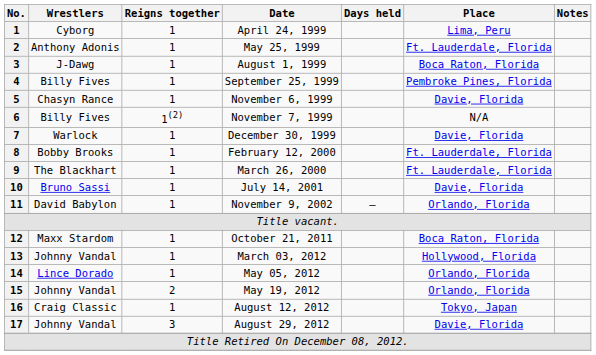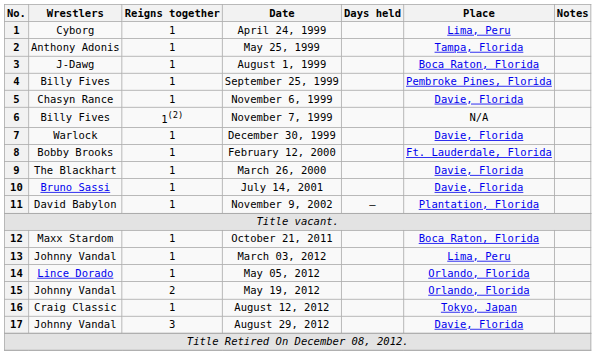(479, 47) Ft. Lauderdale, Florida -> (479, 47) Tampa, Florida
(479, 170) Ft. Lauderdale, Florida -> (479, 170) Davie, Florida
(479, 204) Orlando, Florida -> (479, 204) Plantation, Florida
(479, 256) Hollywood, Florida -> (479, 256) Lima, Peru
